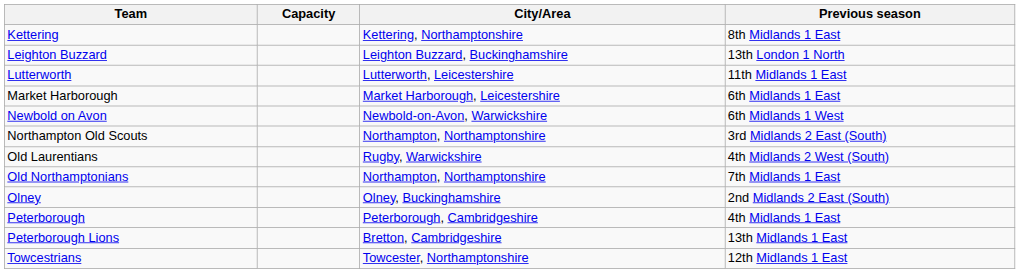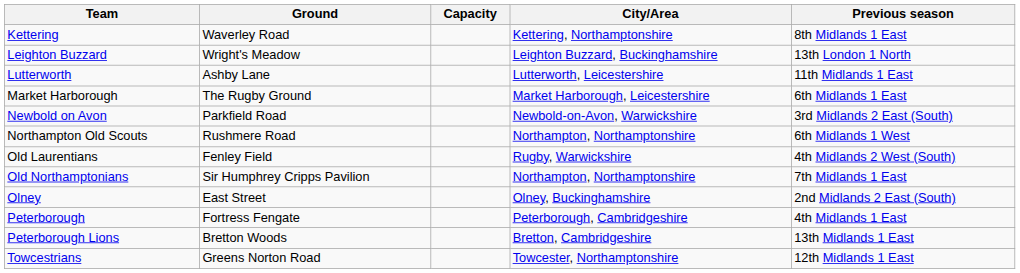+ column: (315, 14)
(786, 116) 6th Midlands 1 West -> (873, 116) 3rd Midlands 2 East (South)
(807, 136) 3rd Midlands 2 East (South) -> (852, 136) 6th Midlands 1 West
